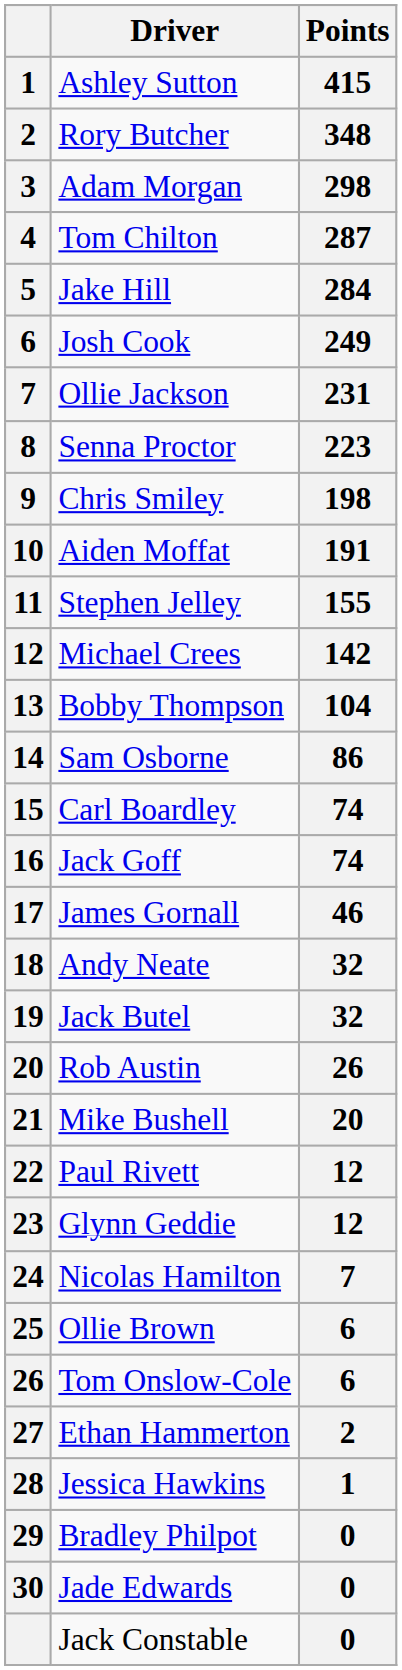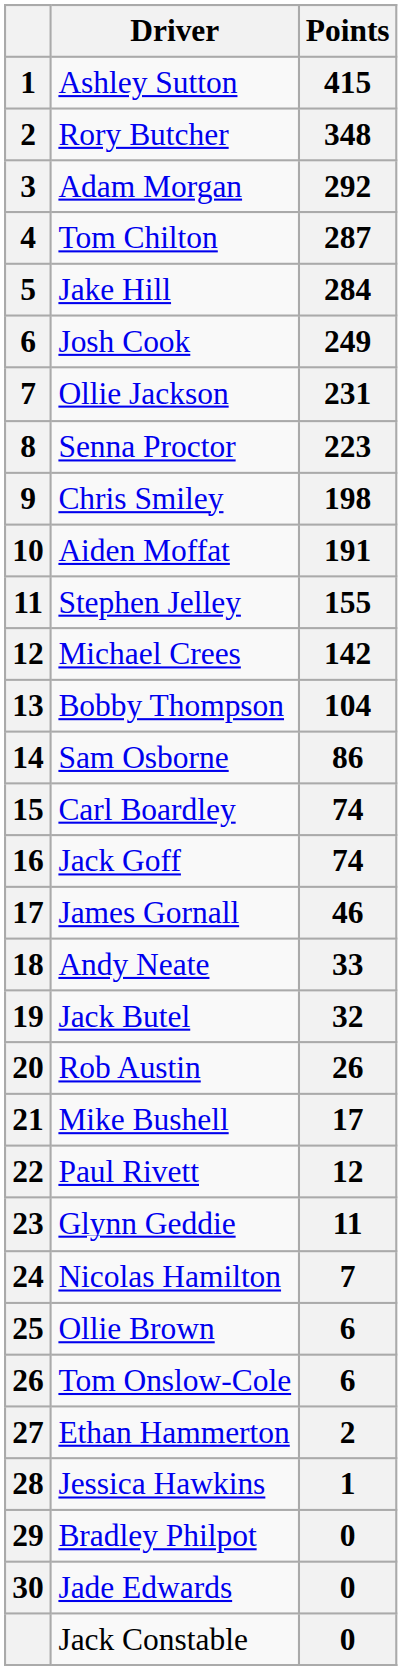(348, 186) 298 -> (348, 186) 292
(348, 964) 32 -> (348, 964) 33
(348, 1120) 20 -> (348, 1120) 17
(348, 1223) 12 -> (348, 1223) 11
